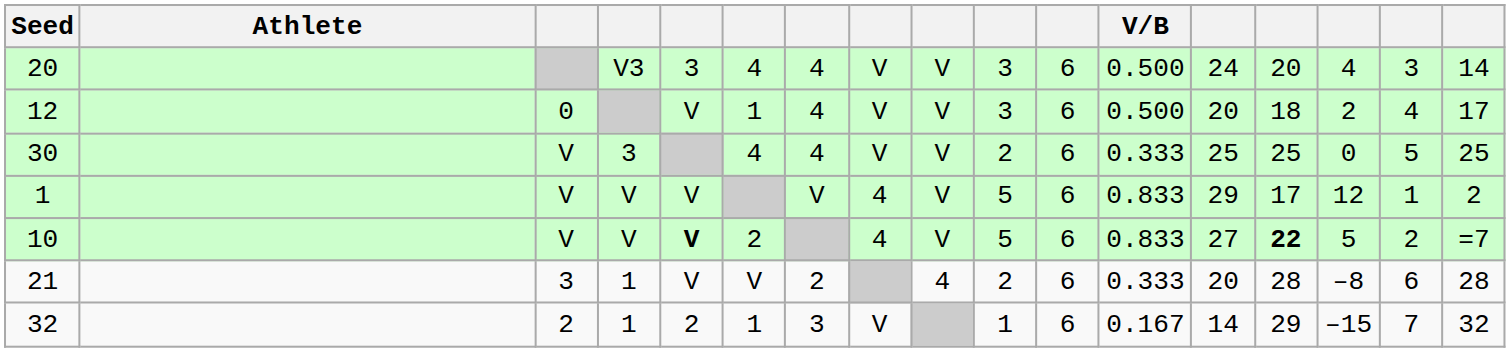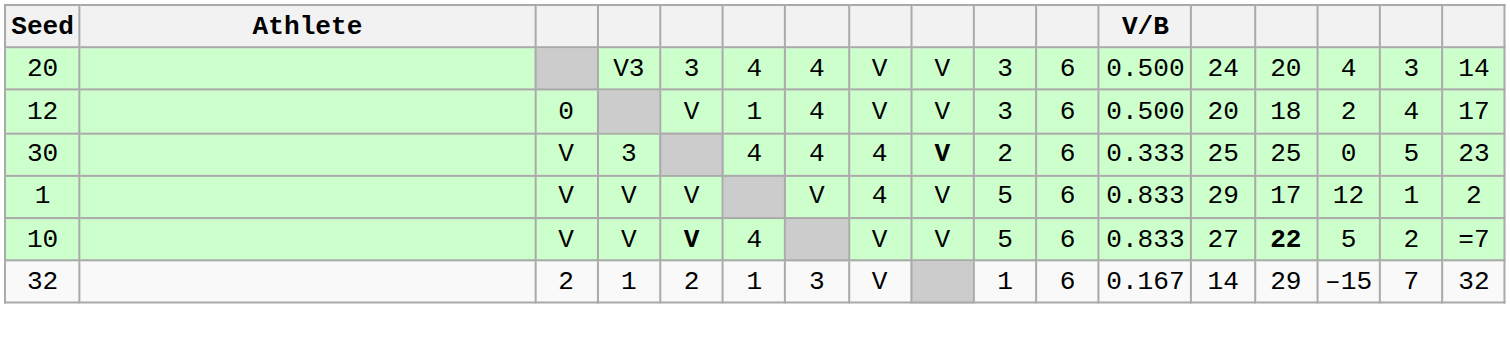(880, 154) V -> (880, 154) 4
(942, 154) normal -> (942, 154) bold
(1474, 154) 25 -> (1474, 154) 23
(754, 239) 2 -> (754, 239) 4
(880, 239) 4 -> (880, 239) V
- row: (43, 282)
